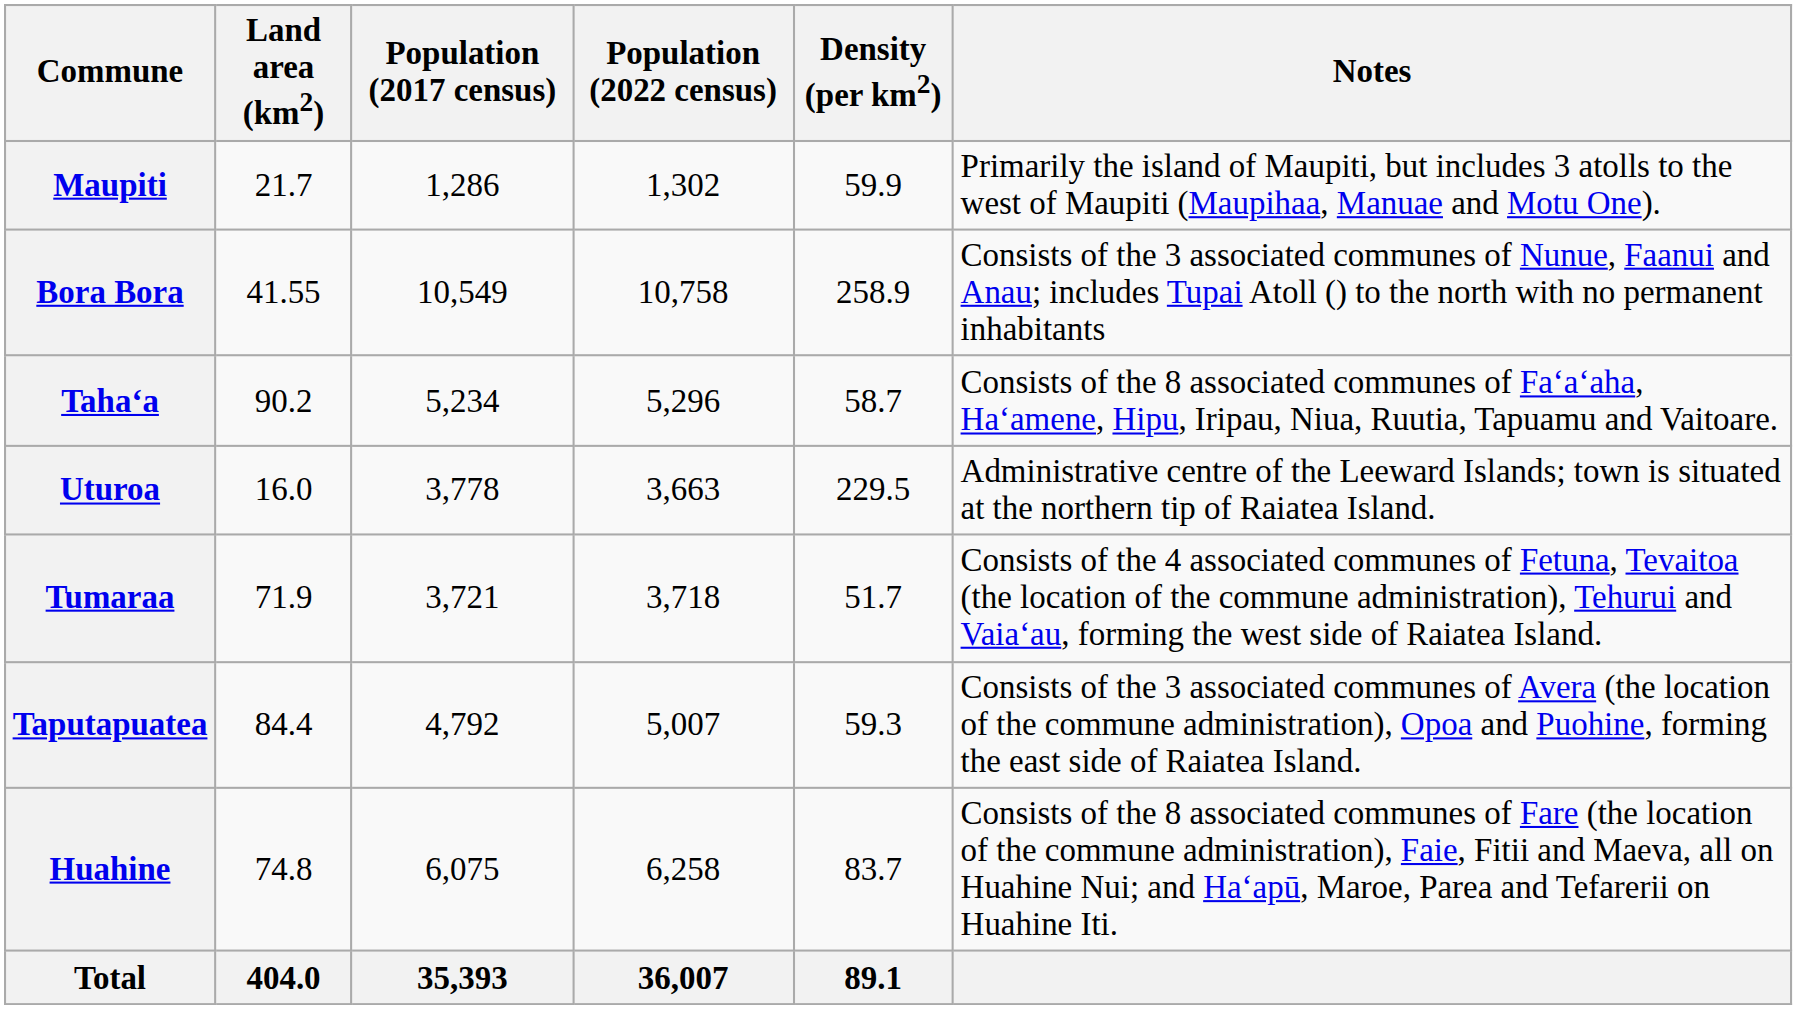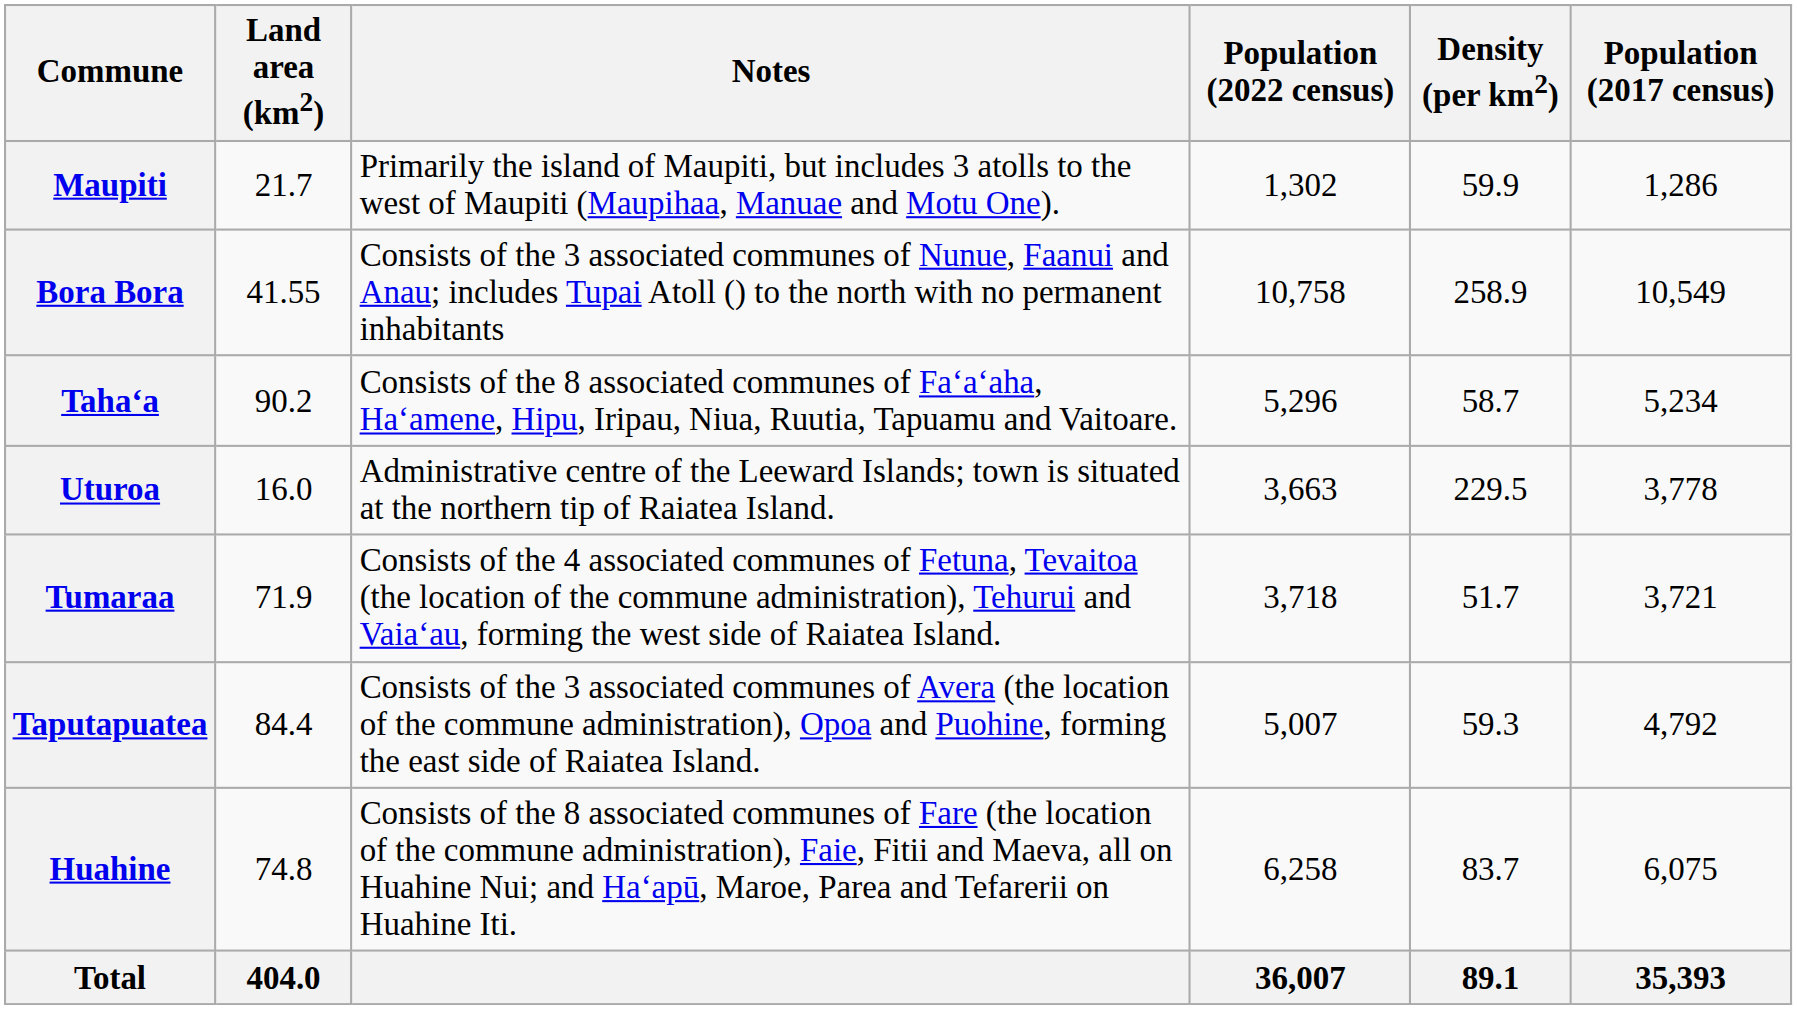columns swapped: (462, 72) <-> (1372, 72)
